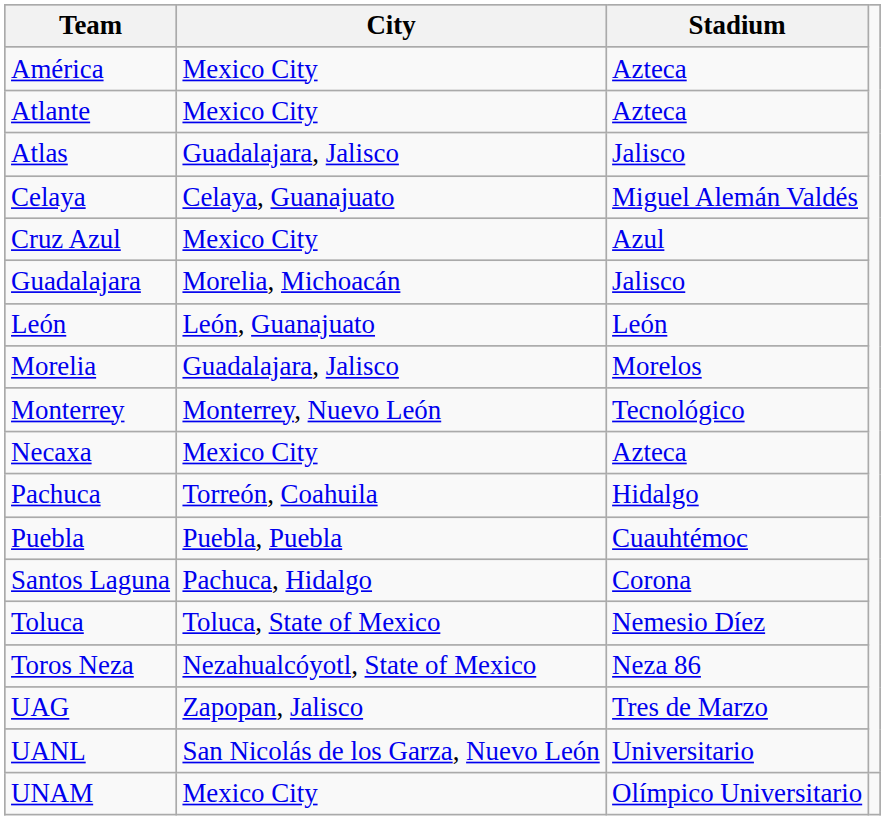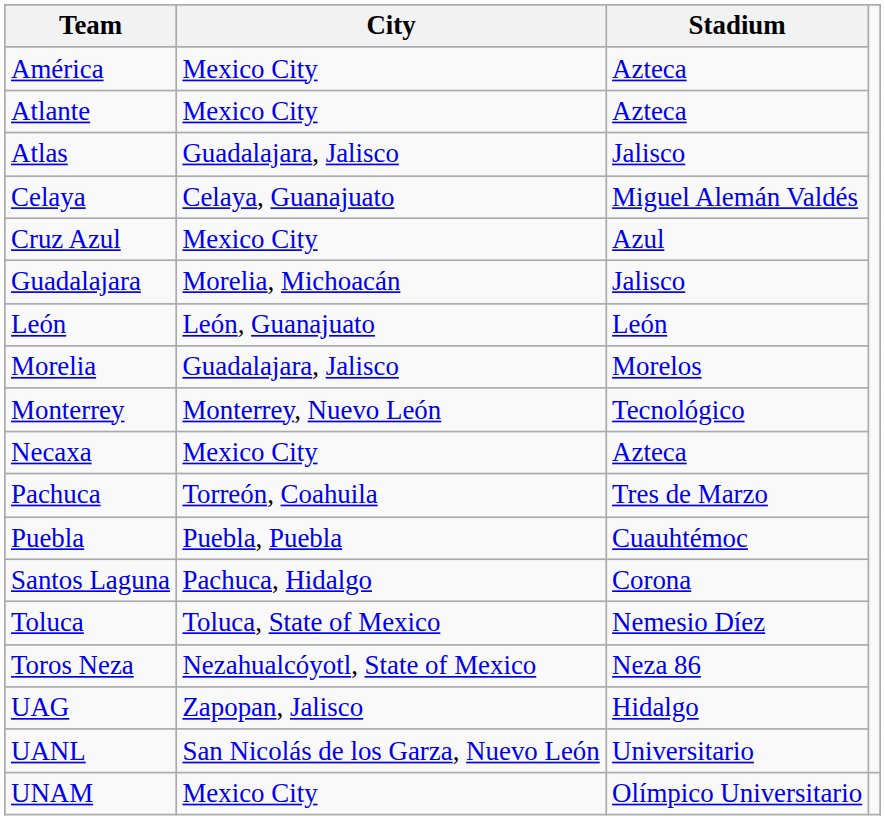(655, 494) Hidalgo -> (690, 494) Tres de Marzo
(690, 707) Tres de Marzo -> (655, 707) Hidalgo
